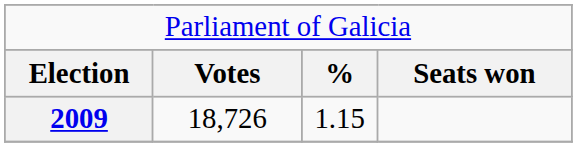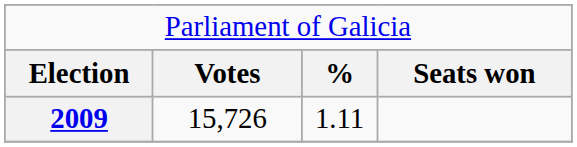(227, 118) 18,726 -> (227, 118) 15,726
(340, 118) 1.15 -> (340, 118) 1.11
